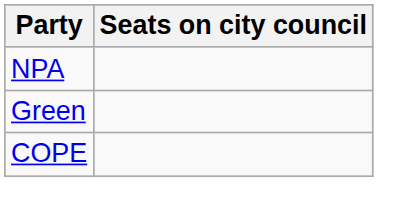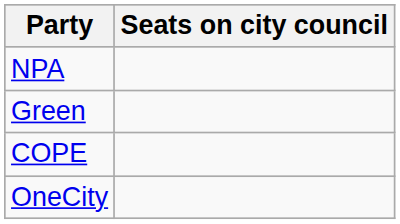+ row: (60, 196)
